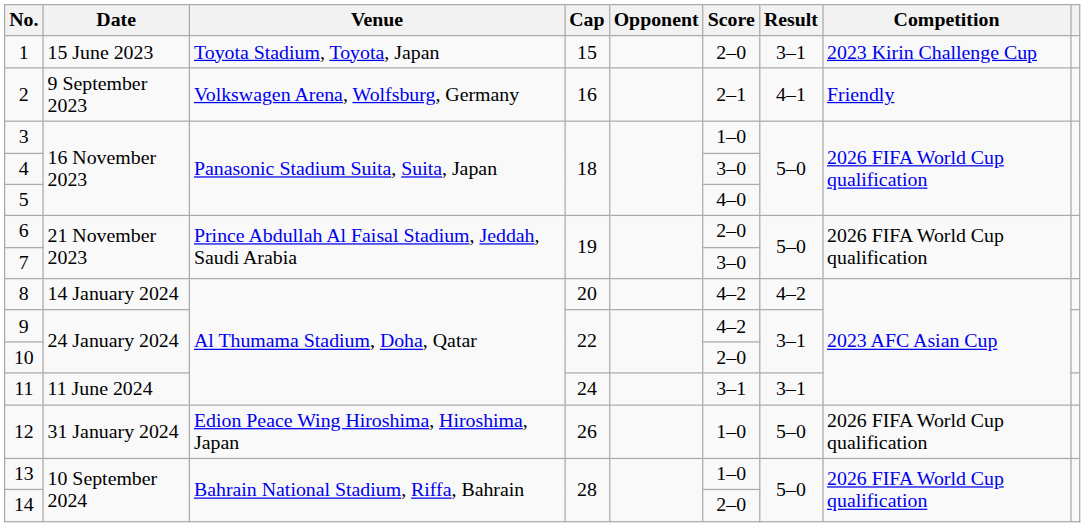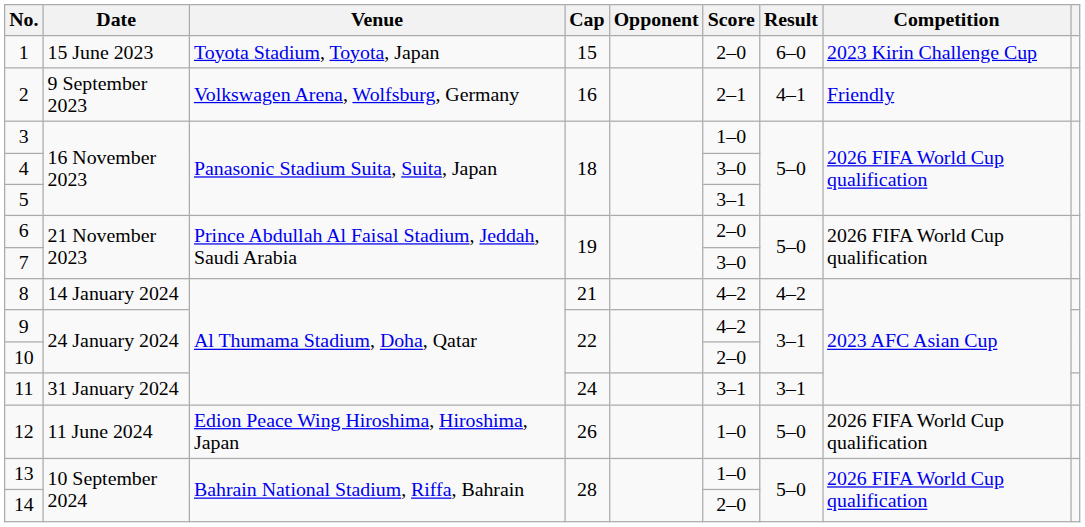(791, 51) 3–1 -> (791, 51) 6–0
(731, 199) 4–0 -> (731, 199) 3–1
(587, 294) 20 -> (587, 294) 21
(100, 388) 11 June 2024 -> (113, 388) 31 January 2024
(113, 431) 31 January 2024 -> (100, 431) 11 June 2024
